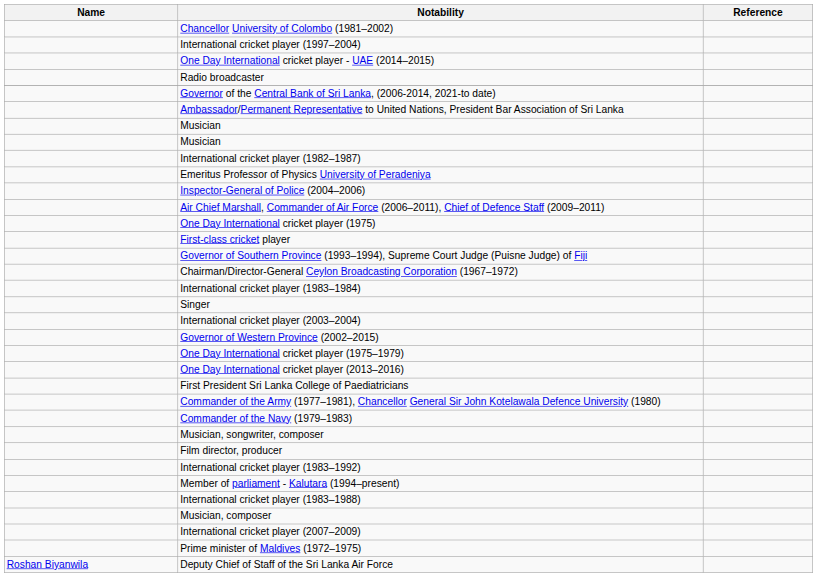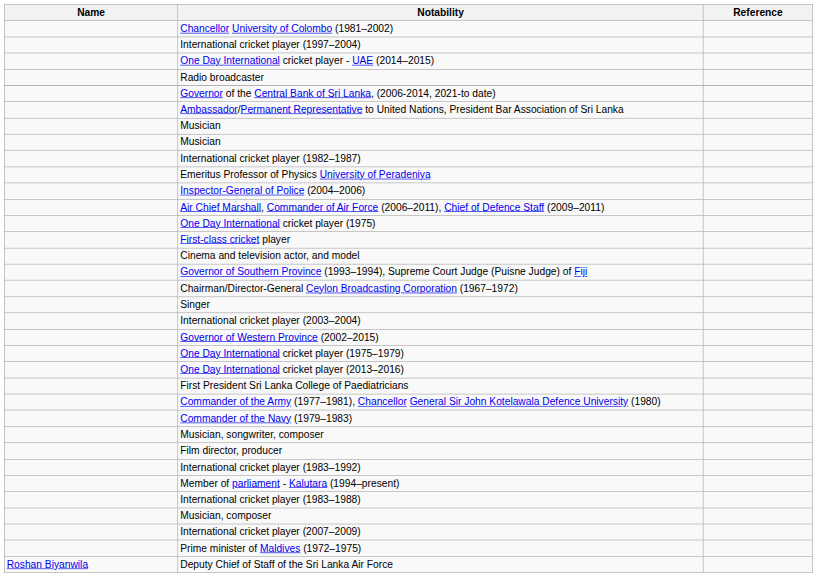+ row: (91, 256)
- row: (91, 289)
